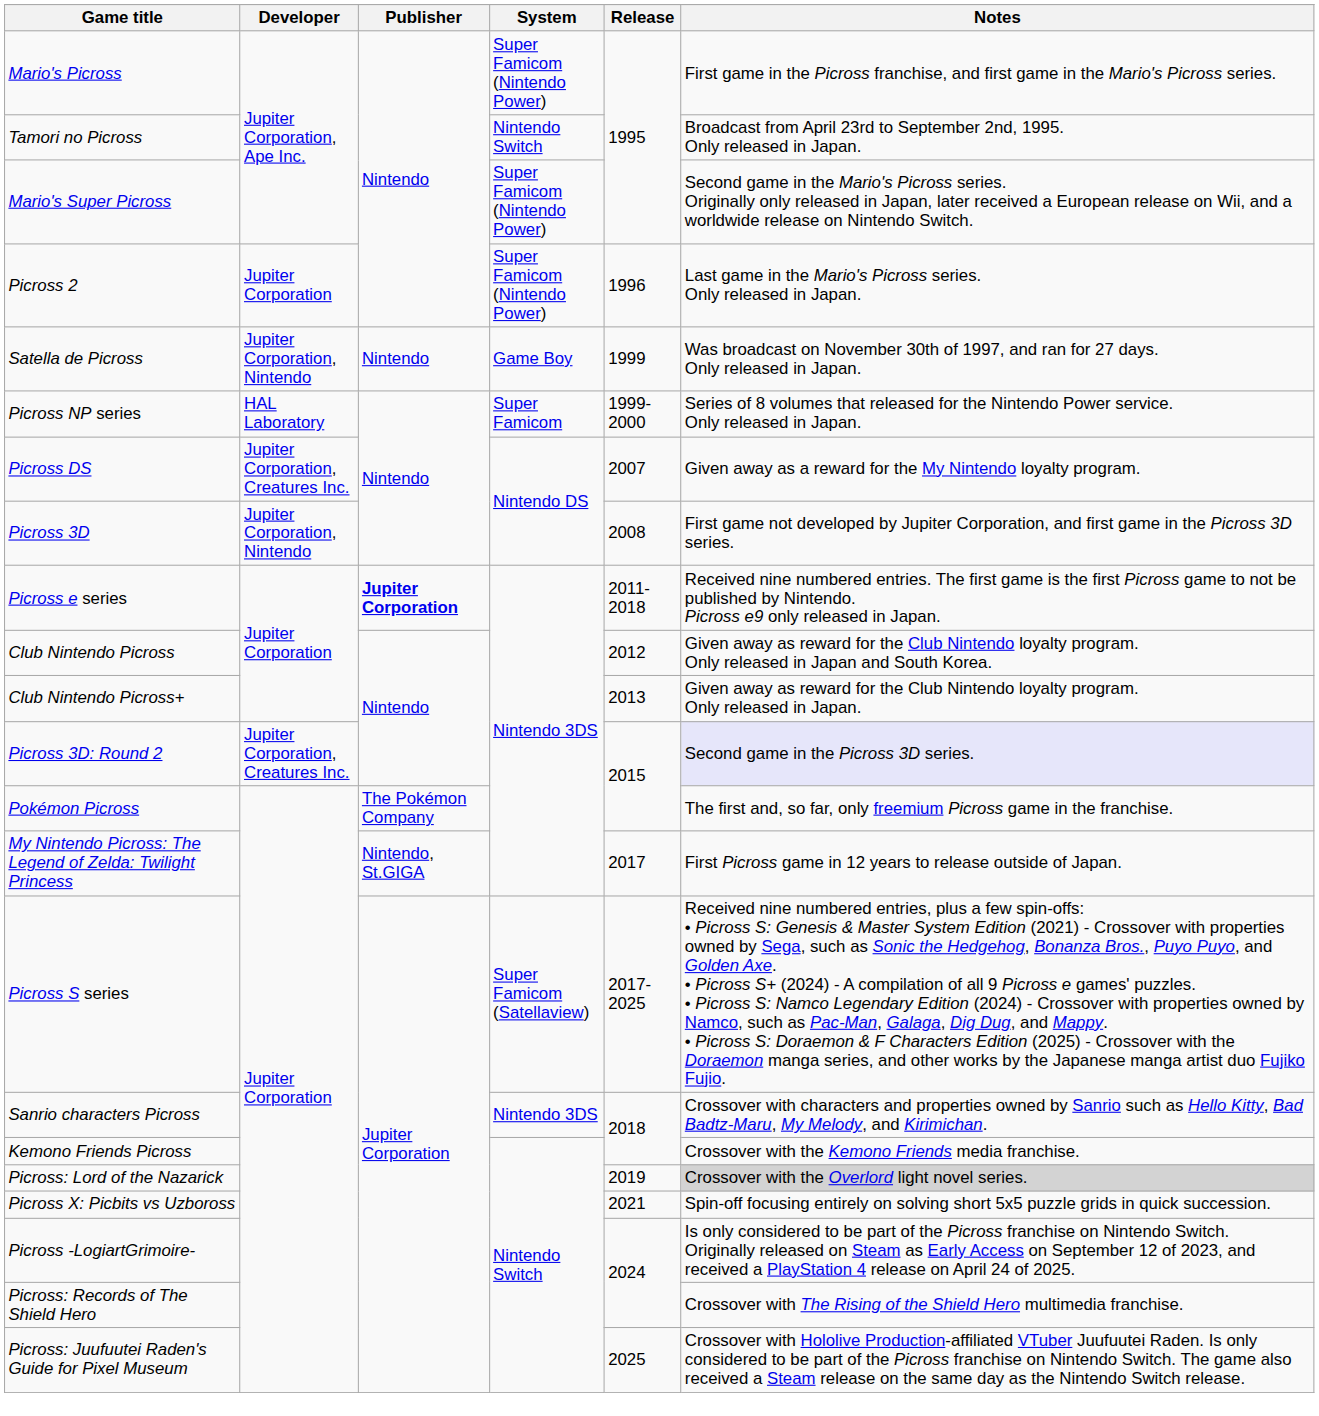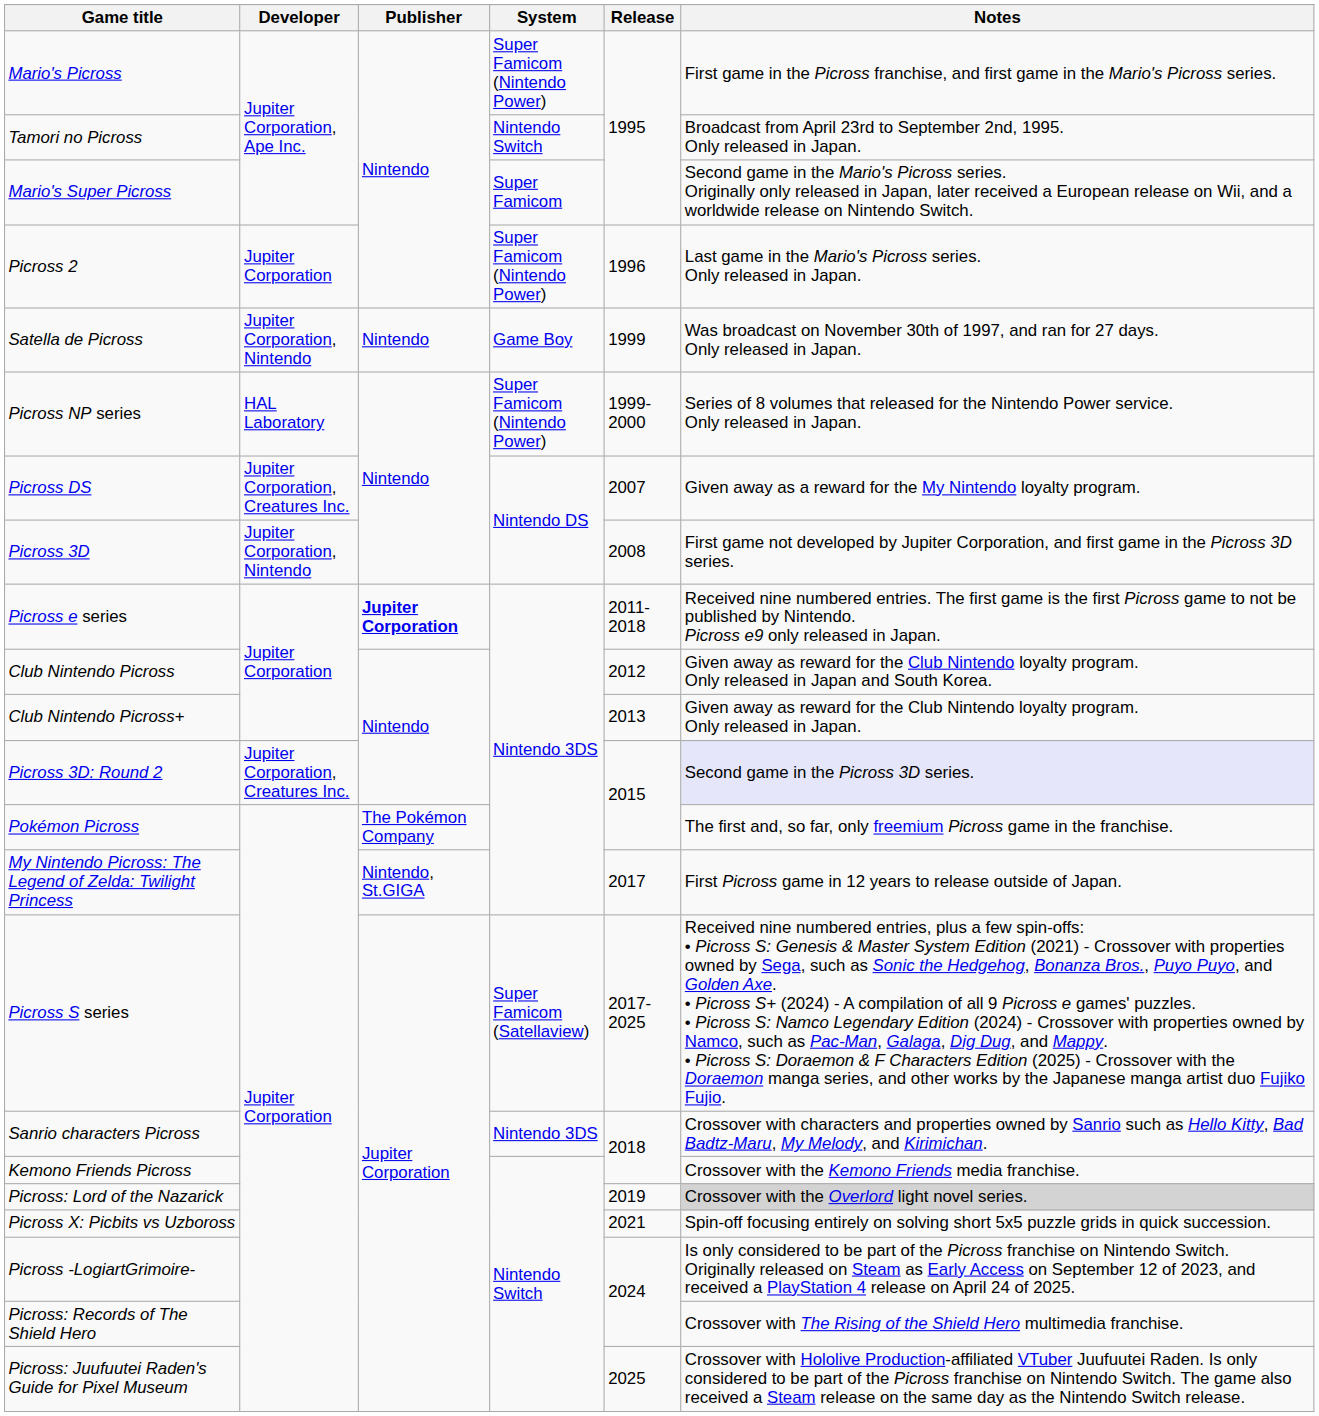(530, 201) Super Famicom (Nintendo Power) -> (528, 192) Super Famicom
(528, 413) Super Famicom -> (530, 413) Super Famicom (Nintendo Power)
